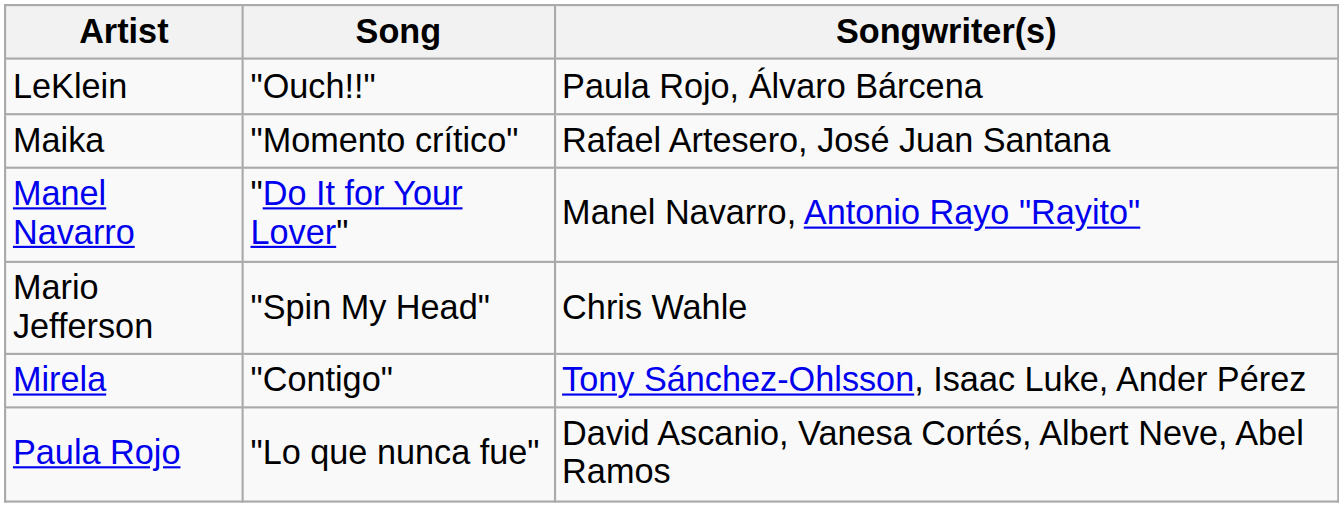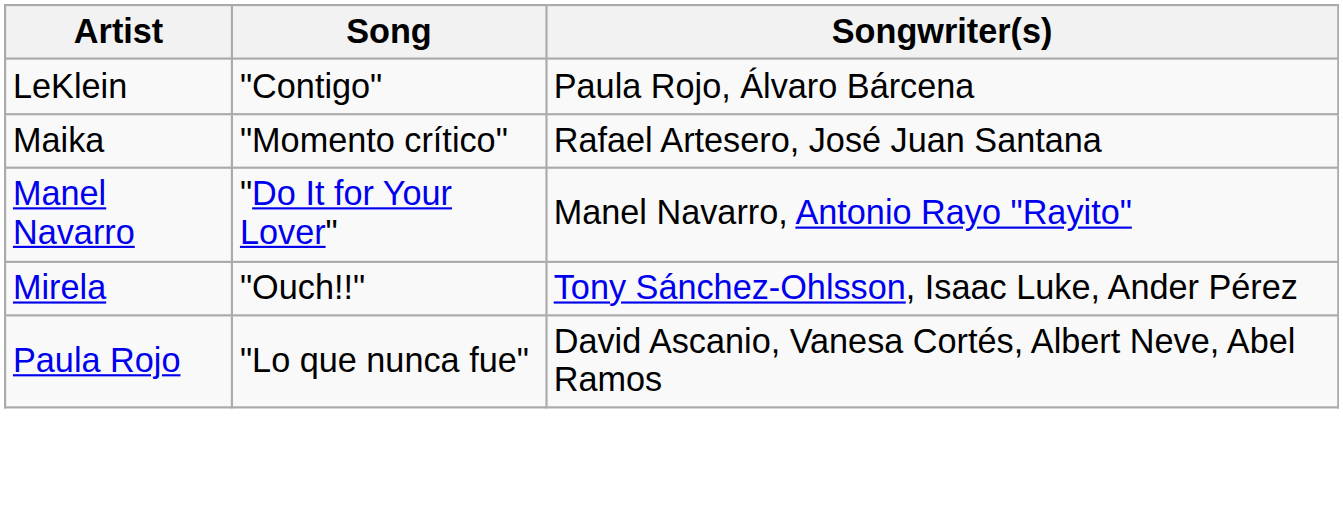(313, 85) "Ouch!!" -> (311, 85) "Contigo"
- row: (83, 306)
(322, 380) "Contigo" -> (303, 287) "Ouch!!"
